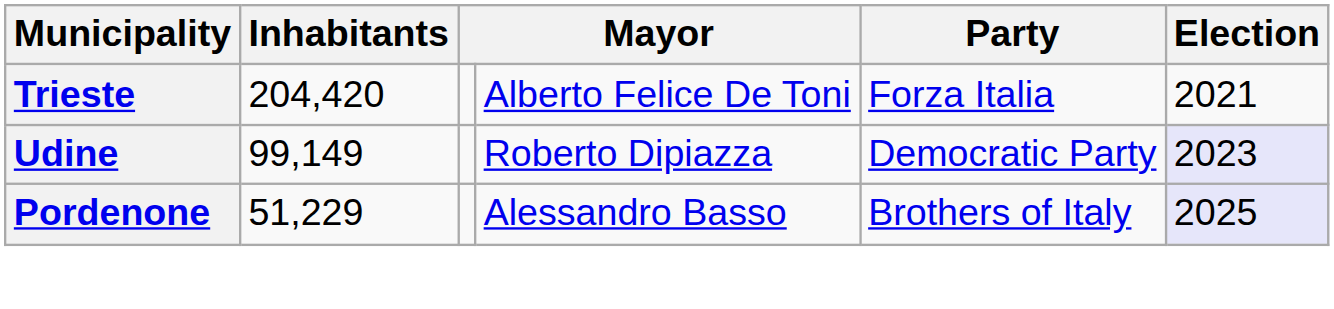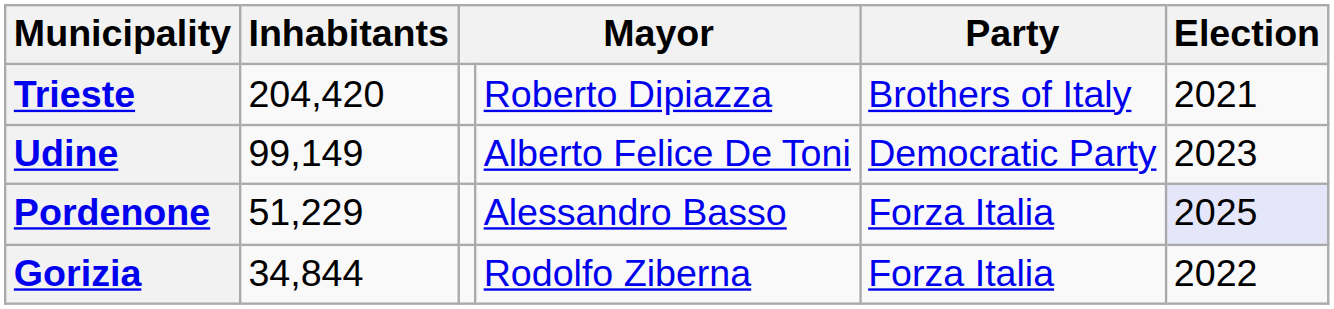(667, 93) Alberto Felice De Toni -> (628, 93) Roberto Dipiazza
(961, 93) Forza Italia -> (1000, 93) Brothers of Italy
(628, 153) Roberto Dipiazza -> (667, 153) Alberto Felice De Toni
(1216, 153) lavender background -> (1216, 153) no background
(1000, 213) Brothers of Italy -> (961, 213) Forza Italia
+ row: (78, 272)
